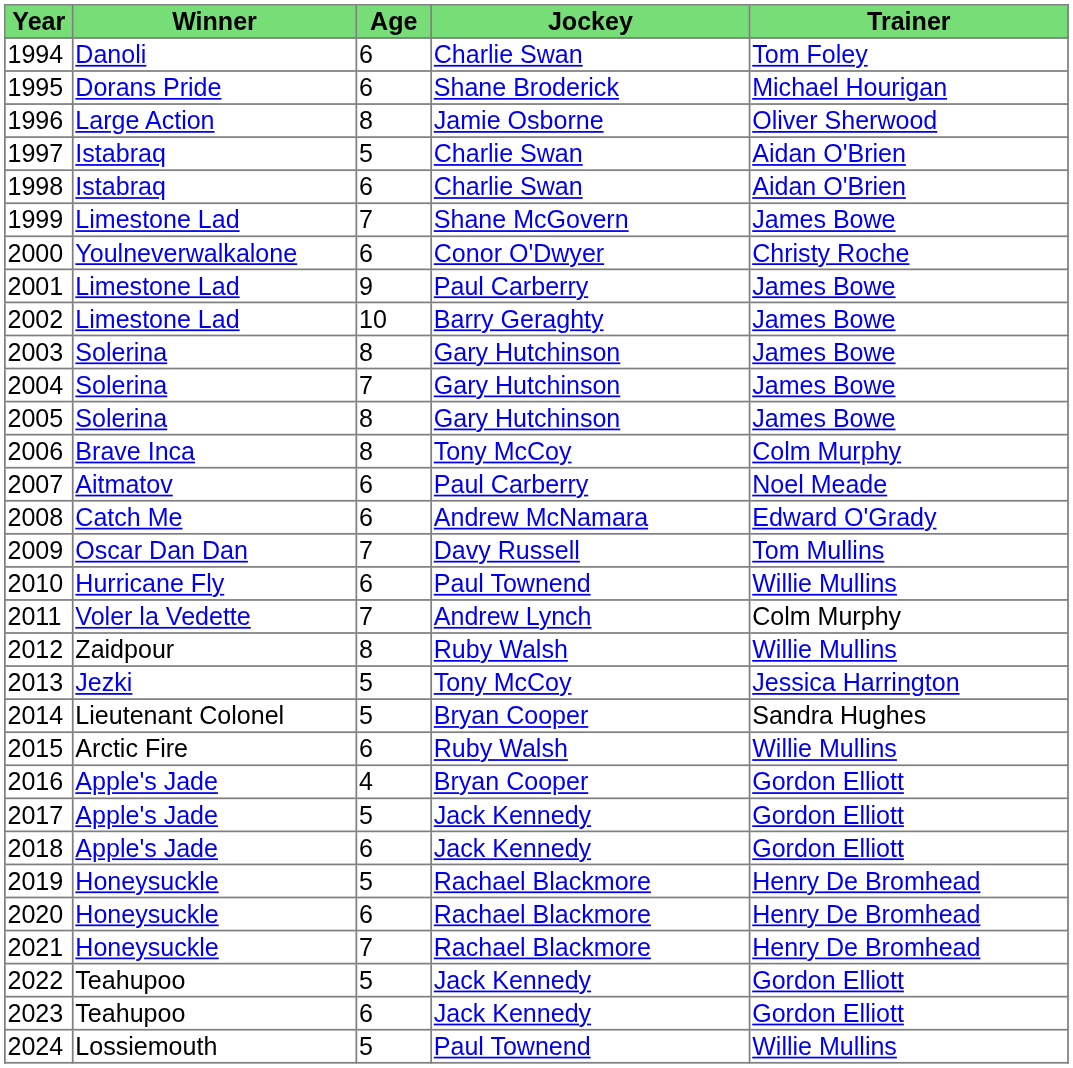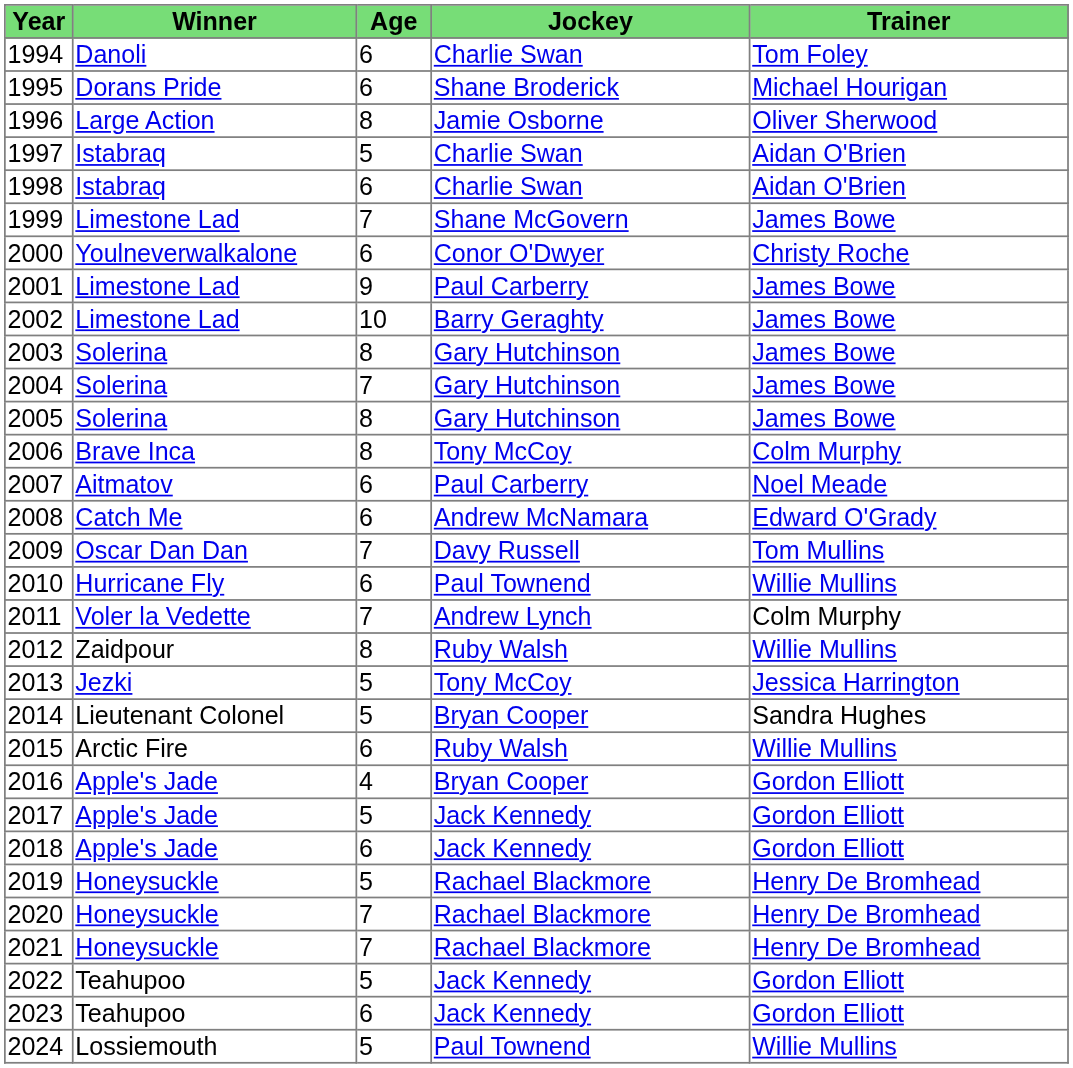(366, 914) 6 -> (366, 914) 7
